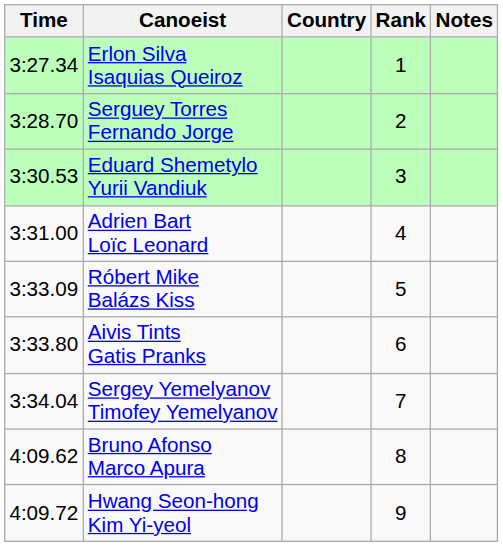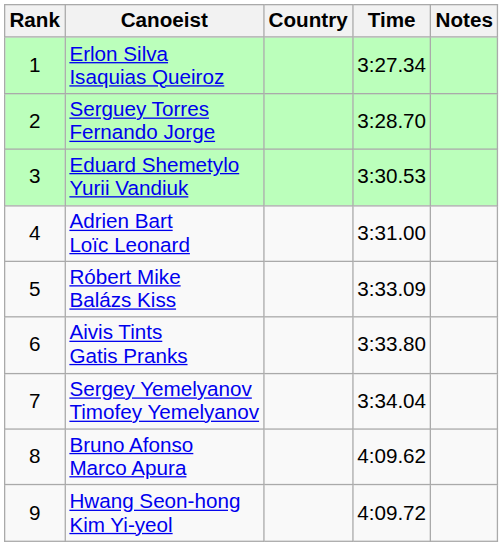columns swapped: (401, 20) <-> (44, 20)
